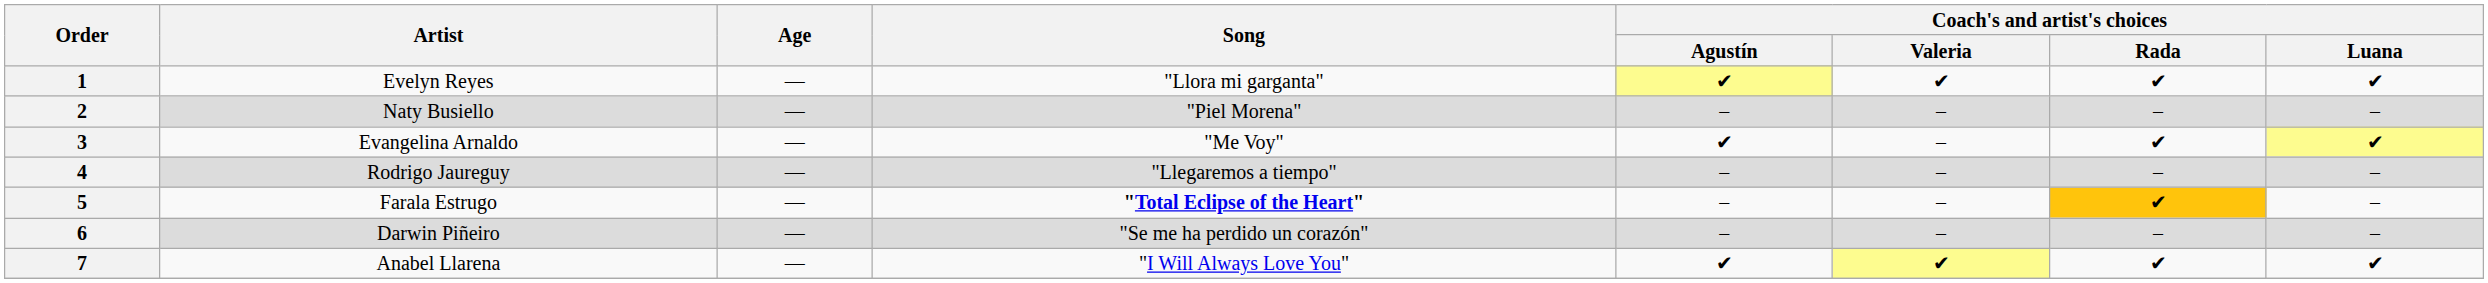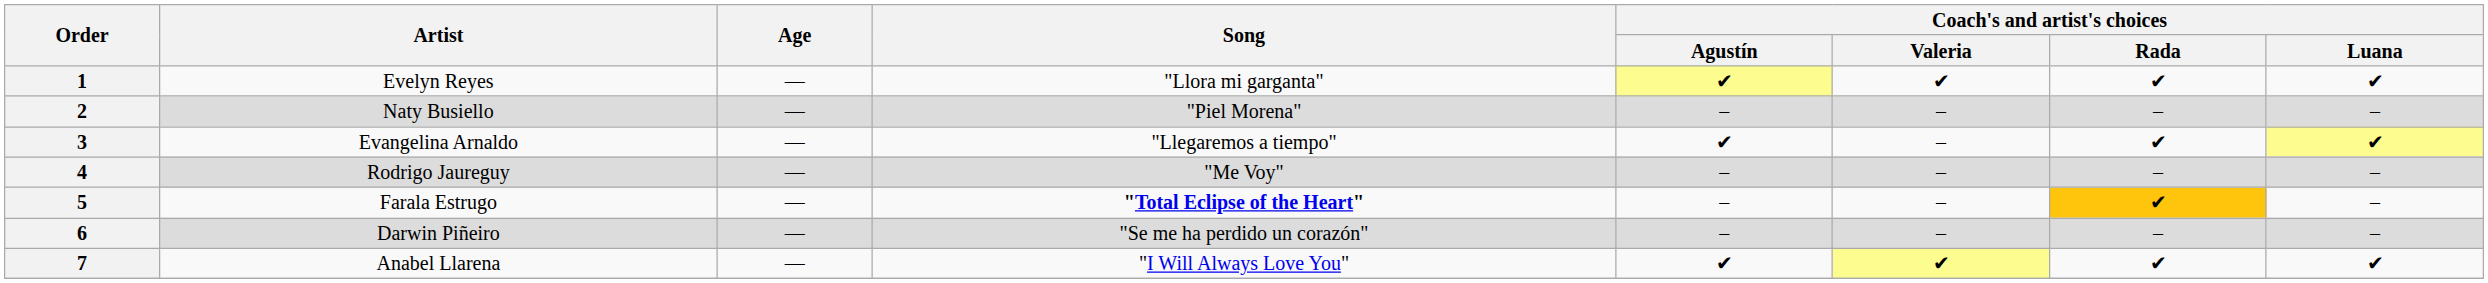(1244, 142) "Me Voy" -> (1244, 142) "Llegaremos a tiempo"
(1244, 172) "Llegaremos a tiempo" -> (1244, 172) "Me Voy"
